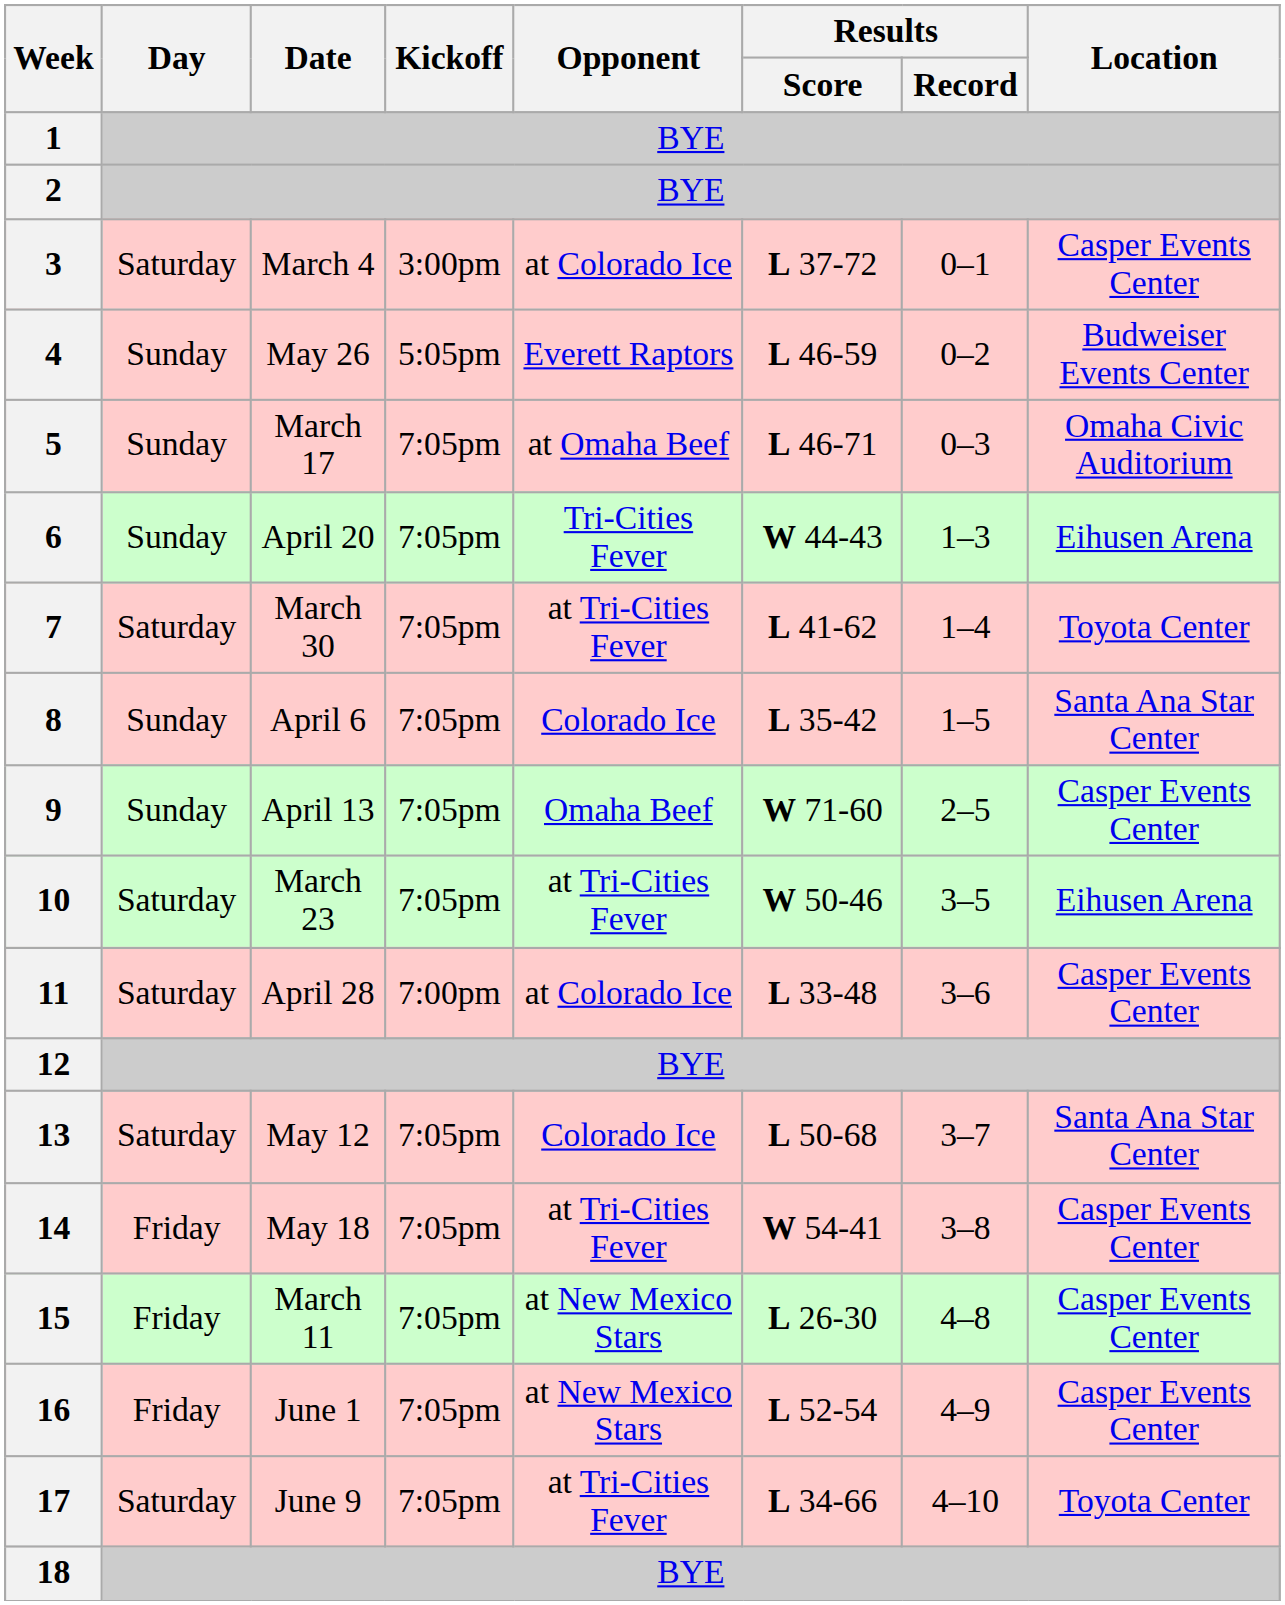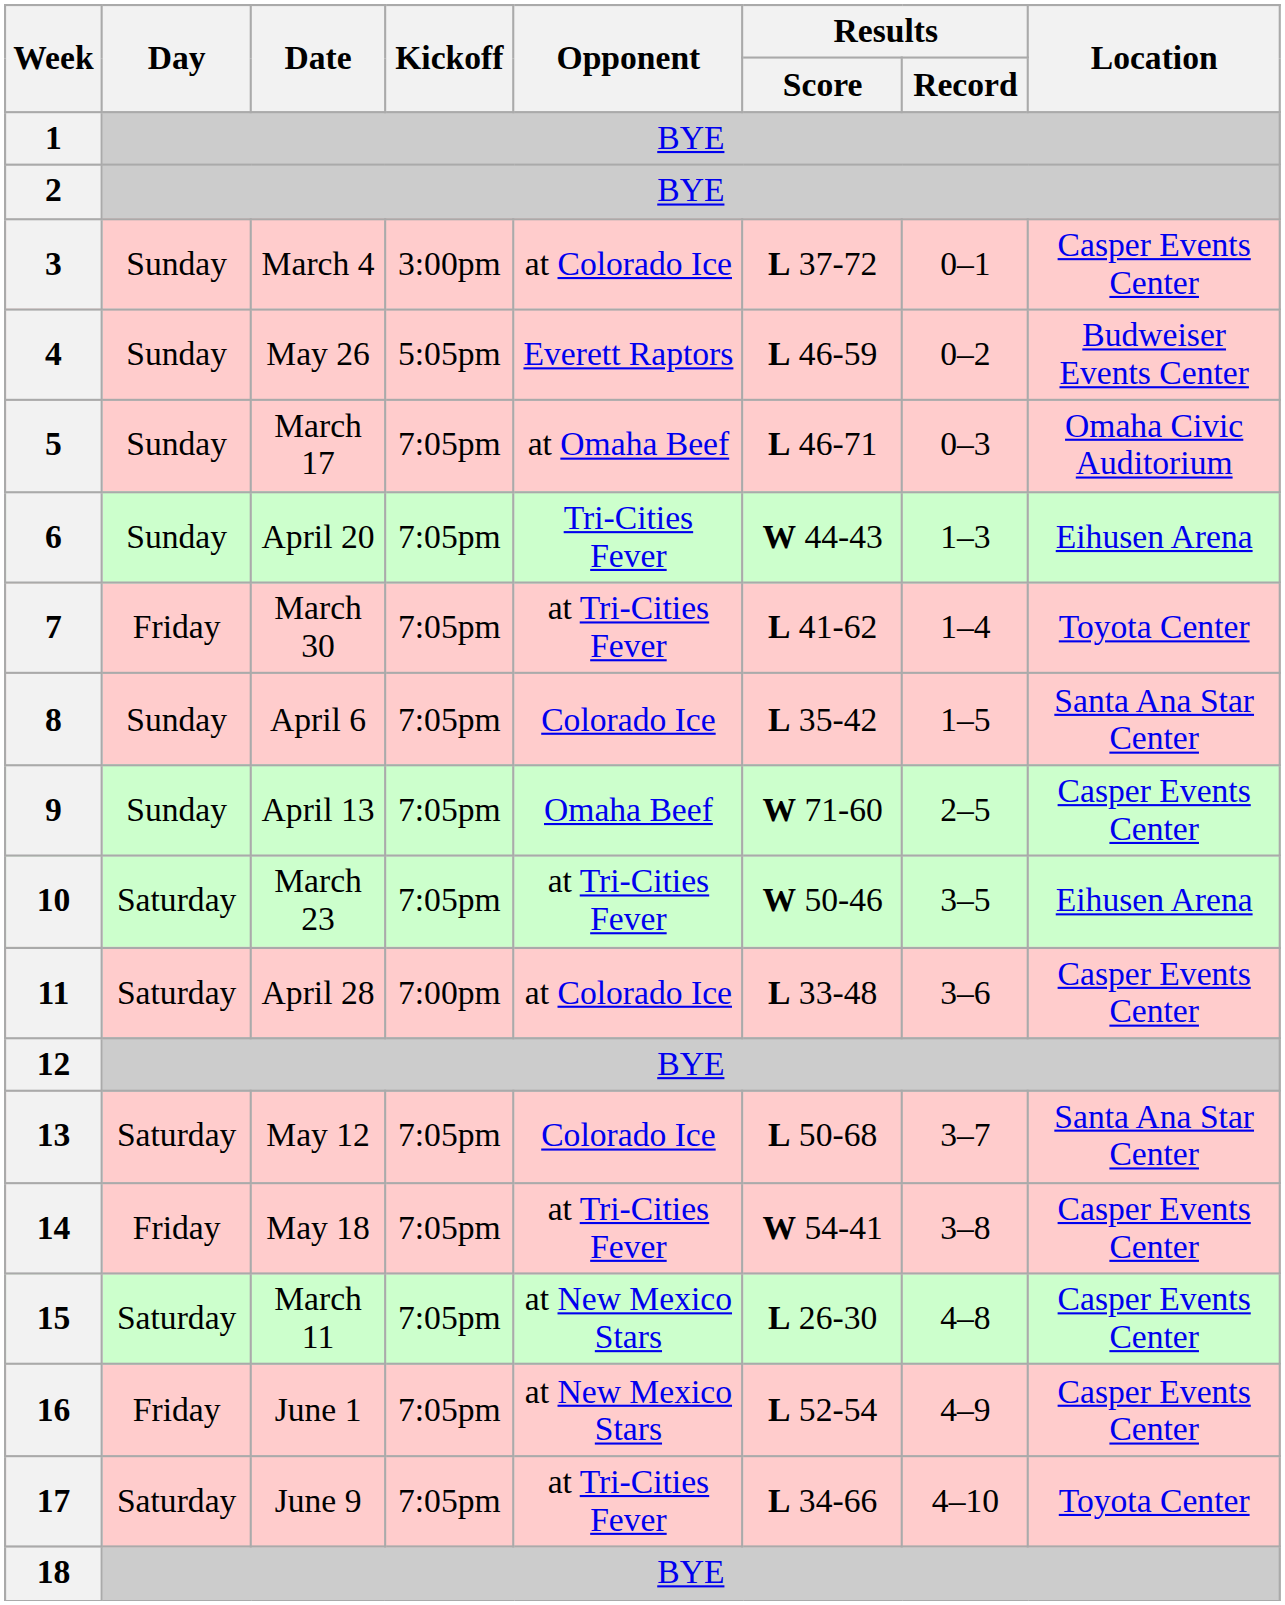(177, 263) Saturday -> (177, 263) Sunday
(177, 627) Saturday -> (177, 627) Friday
(177, 1318) Friday -> (177, 1318) Saturday
